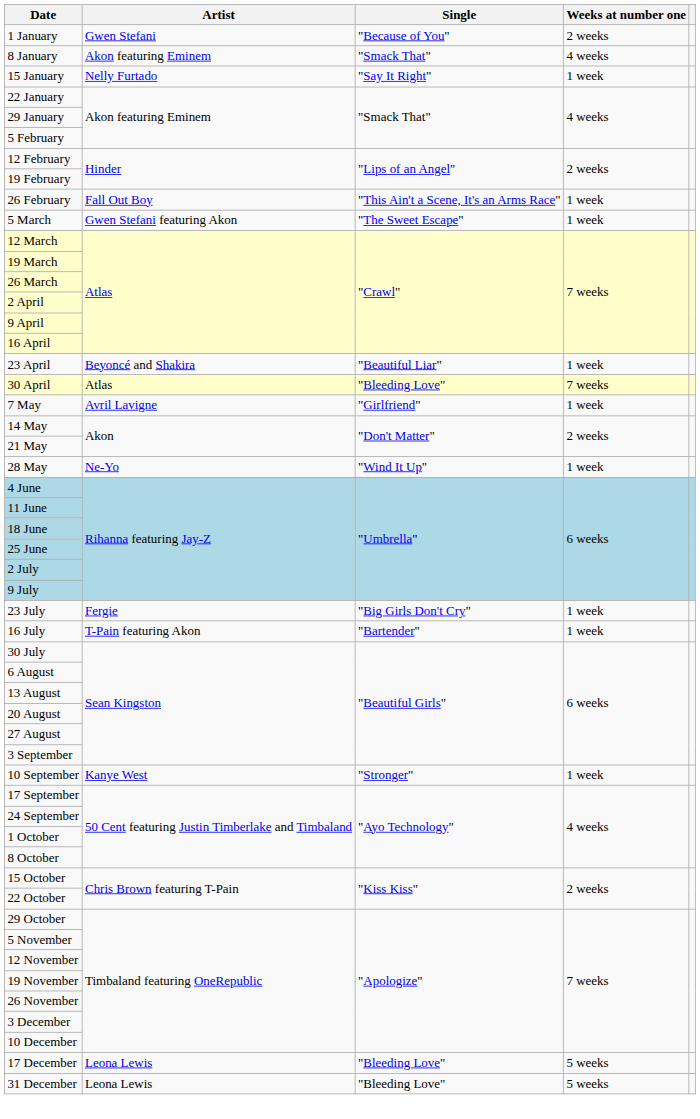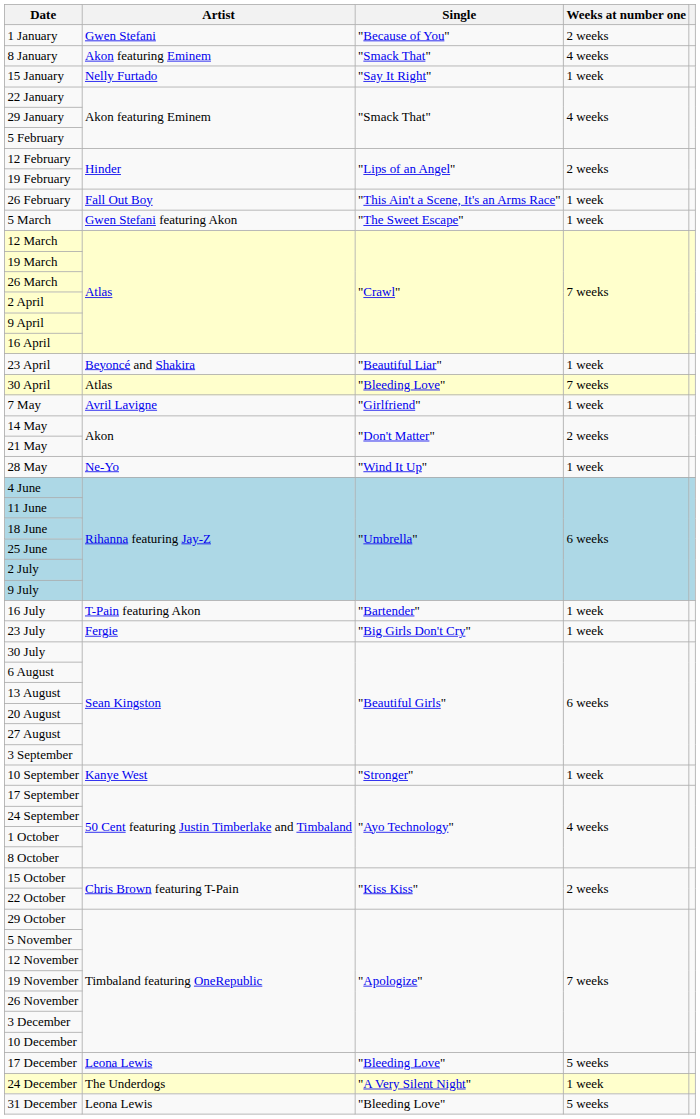rows swapped: (26, 631) <-> (26, 610)
+ row: (42, 1083)
